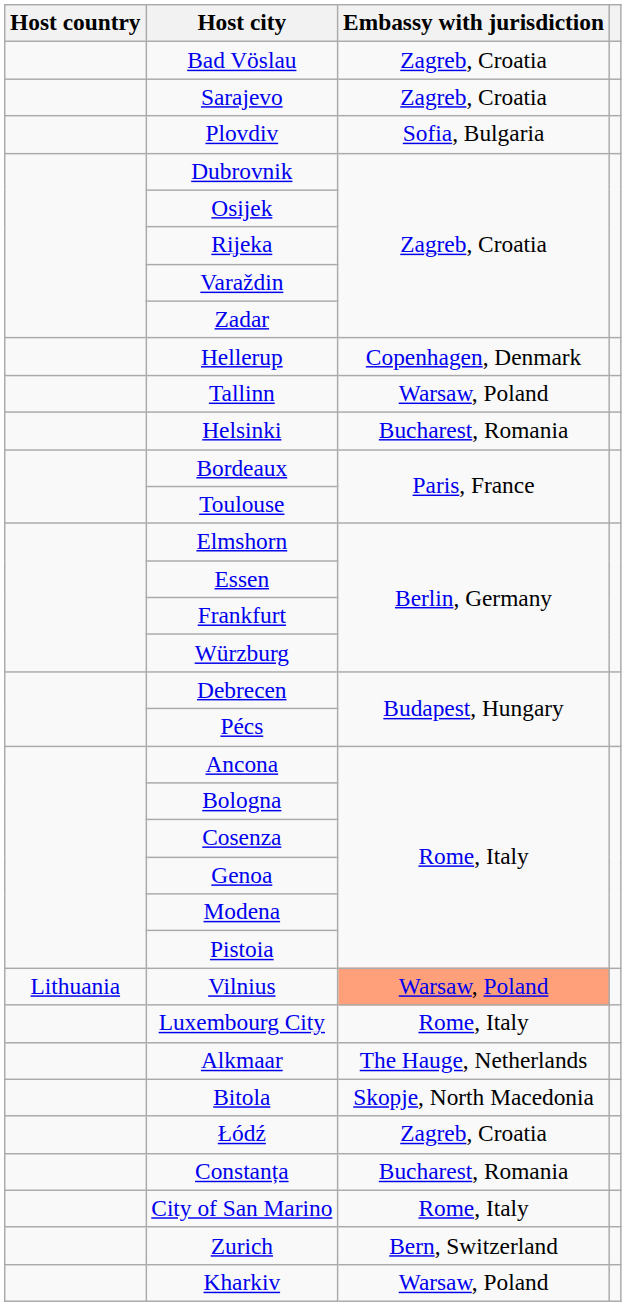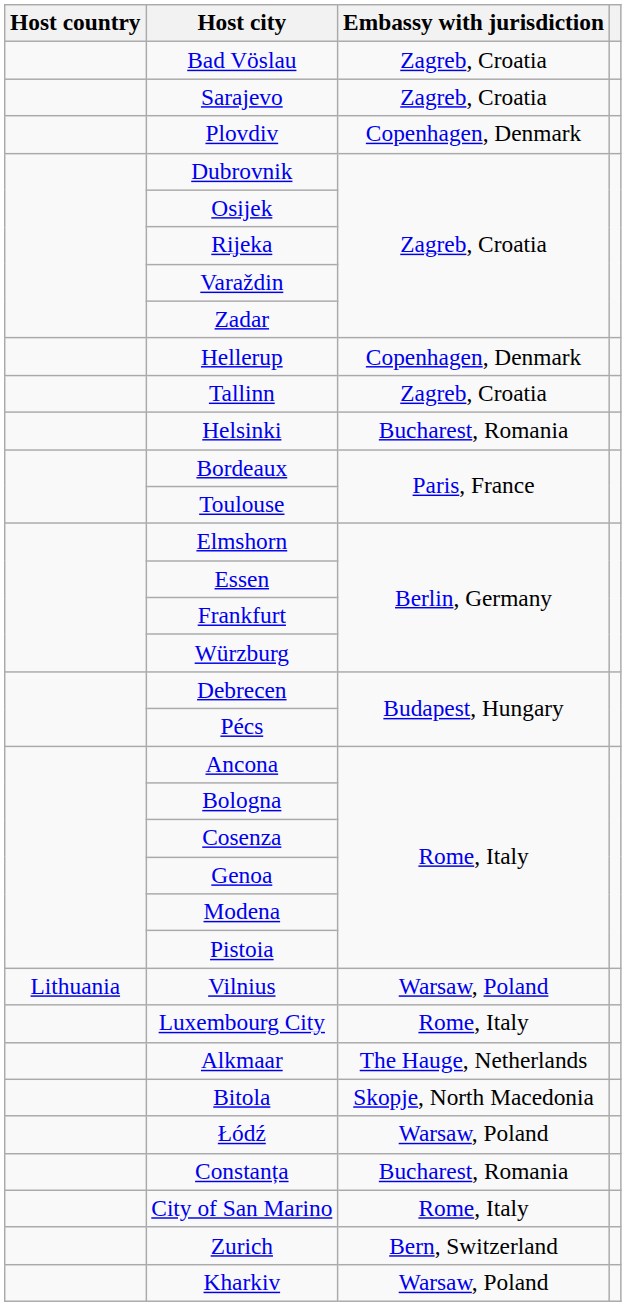(474, 134) Sofia, Bulgaria -> (474, 134) Copenhagen, Denmark
(474, 393) Warsaw, Poland -> (474, 393) Zagreb, Croatia
(474, 986) lightsalmon background -> (474, 986) no background
(474, 1134) Zagreb, Croatia -> (474, 1134) Warsaw, Poland
